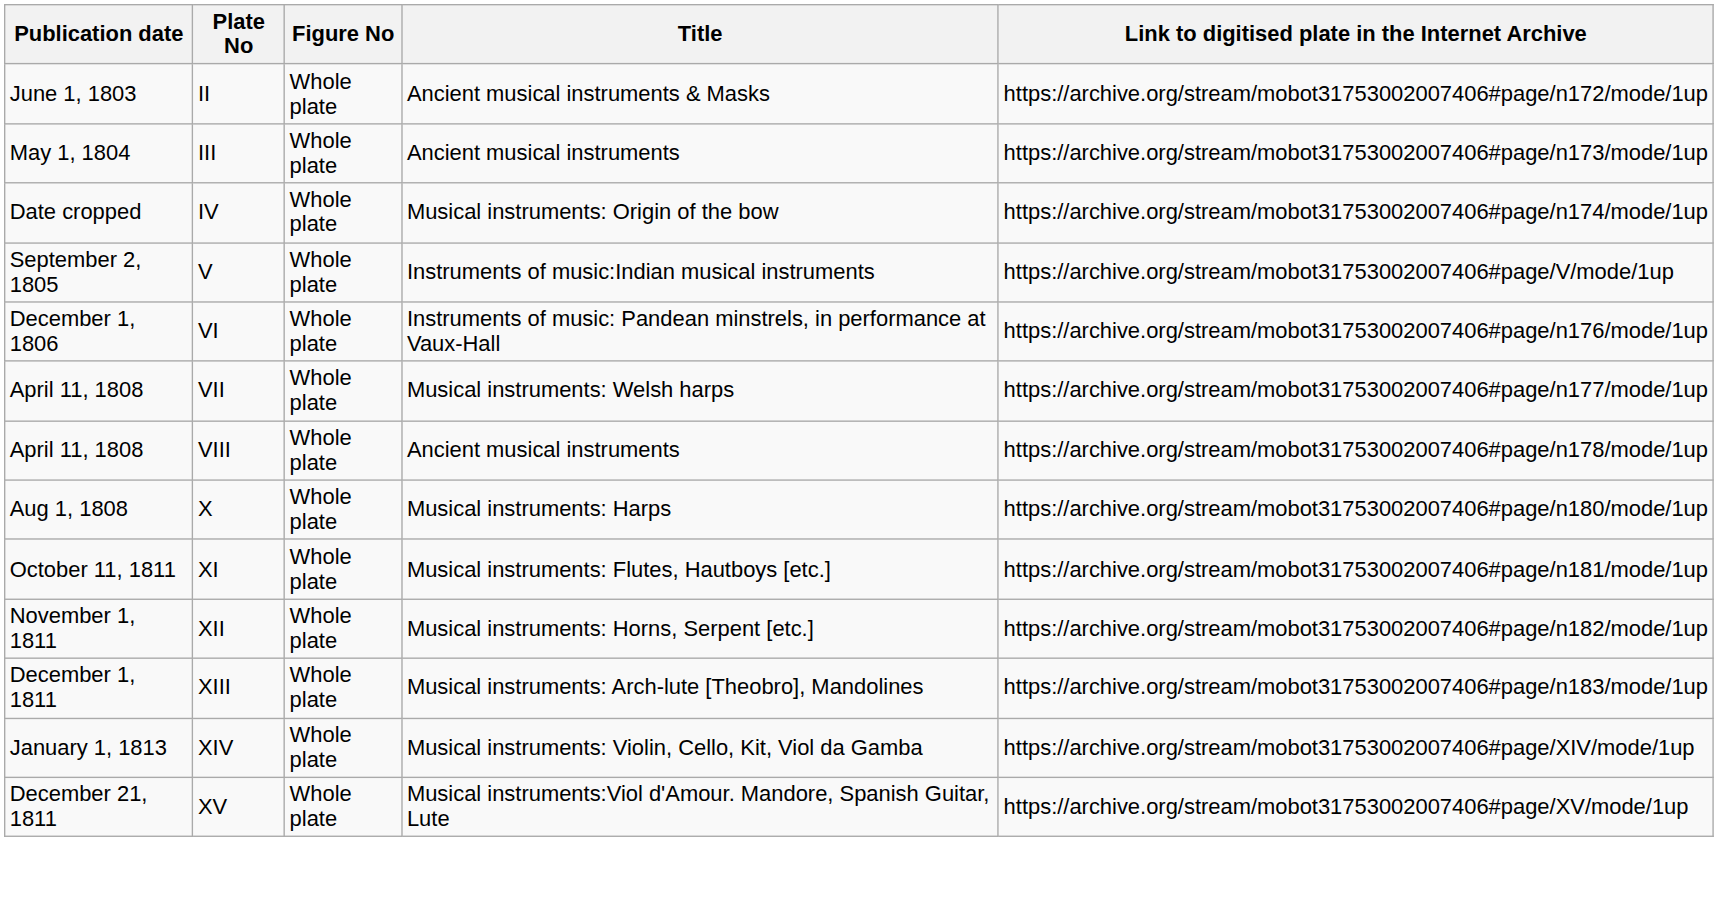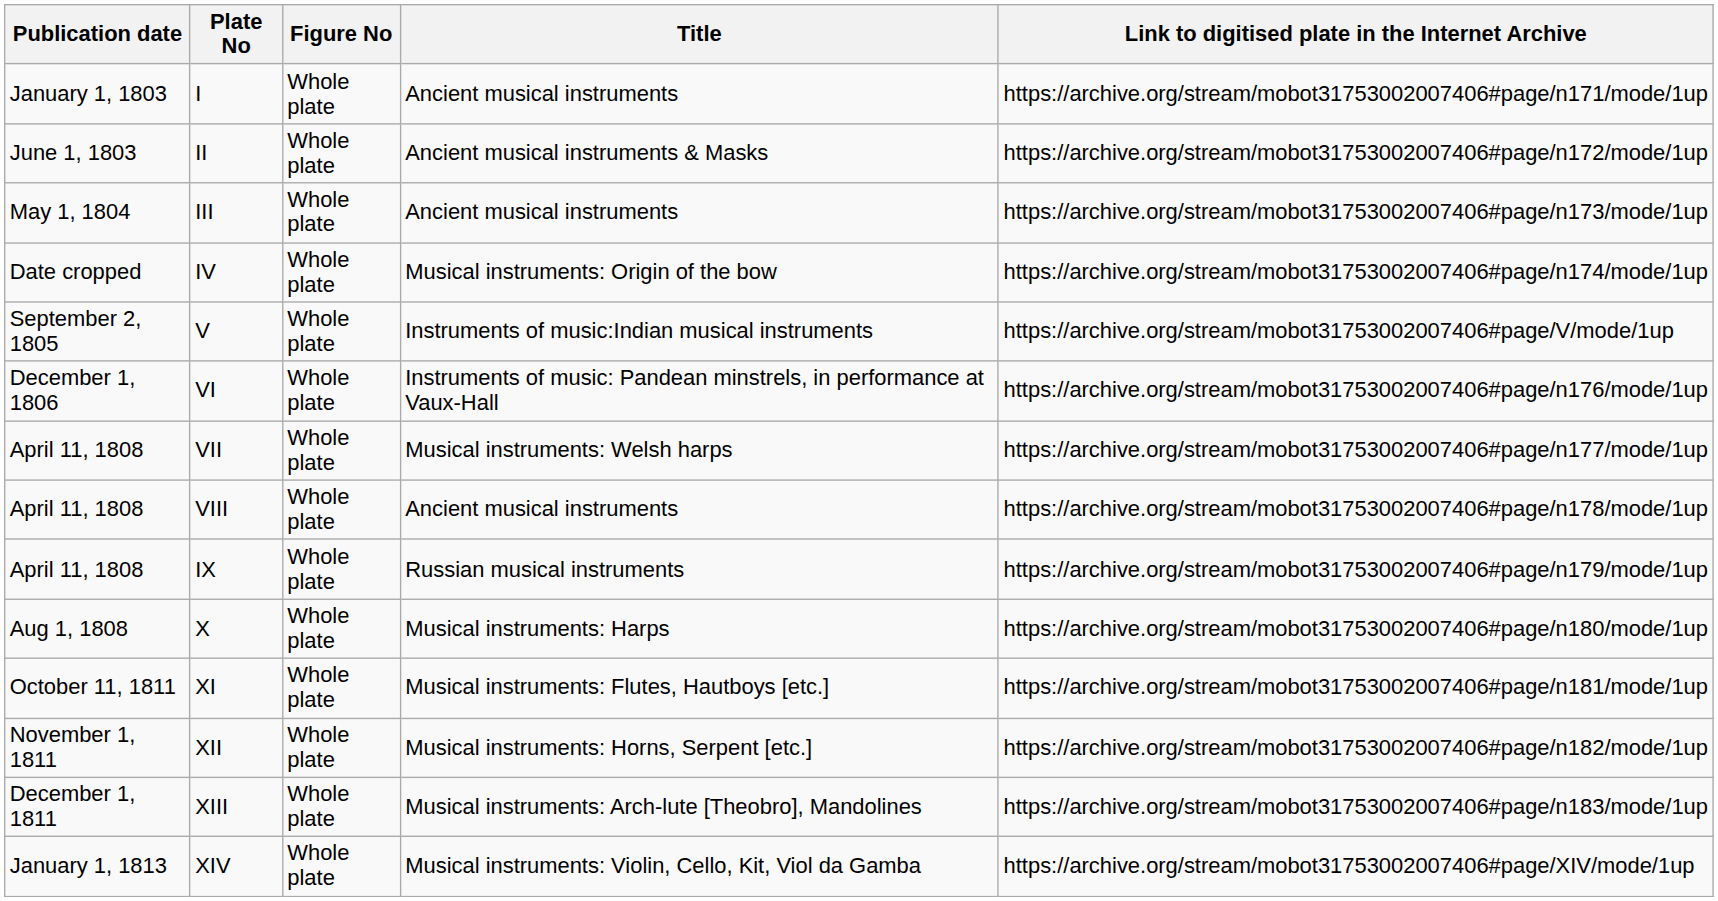+ row: (198, 93)
+ row: (206, 569)
- row: (213, 806)
